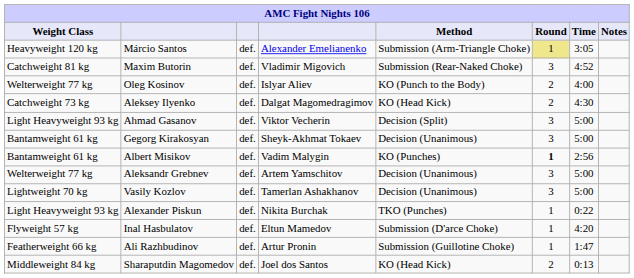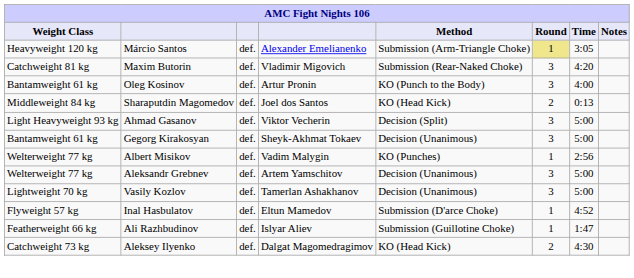(584, 67) 4:52 -> (584, 67) 4:20
(50, 84) Welterweight 77 kg -> (52, 84) Bantamweight 61 kg
(286, 84) Islyar Aliev -> (289, 84) Artur Pronin
(551, 84) 2 -> (551, 84) 3
rows swapped: (179, 264) <-> (159, 102)
(52, 156) Bantamweight 61 kg -> (50, 156) Welterweight 77 kg
(551, 156) bold -> (551, 156) normal
- row: (162, 210)
(584, 228) 4:20 -> (584, 210) 4:52
(289, 246) Artur Pronin -> (286, 228) Islyar Aliev
